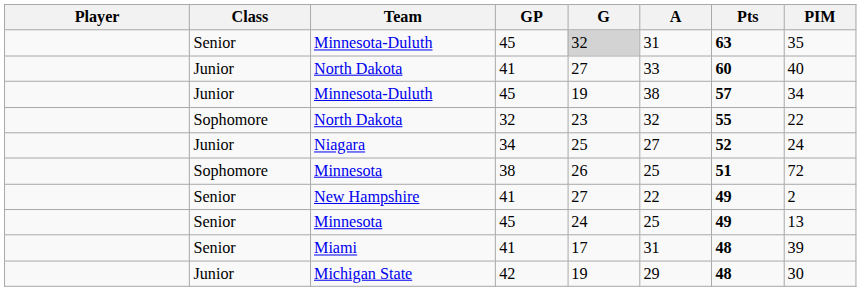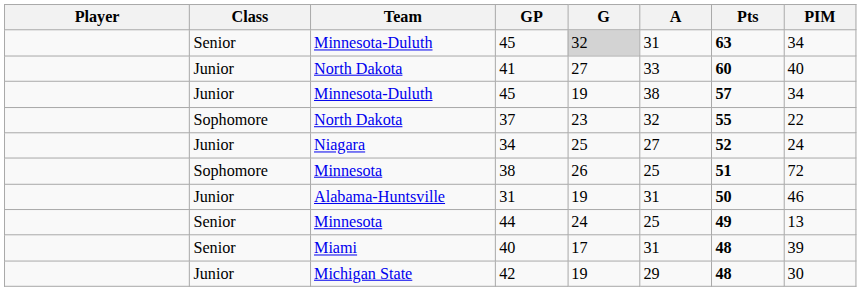(796, 42) 35 -> (796, 42) 34
(507, 119) 32 -> (507, 119) 37
+ row: (214, 196)
- row: (215, 196)
(507, 222) 45 -> (507, 222) 44
(507, 247) 41 -> (507, 247) 40
